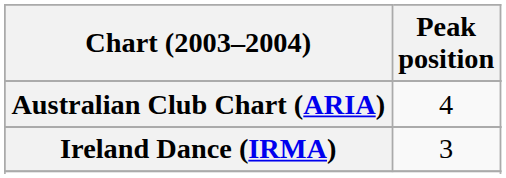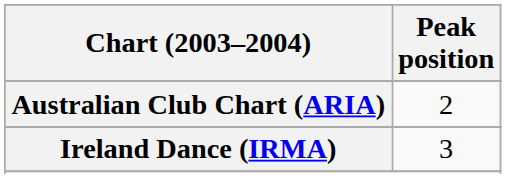(446, 103) 4 -> (446, 103) 2
